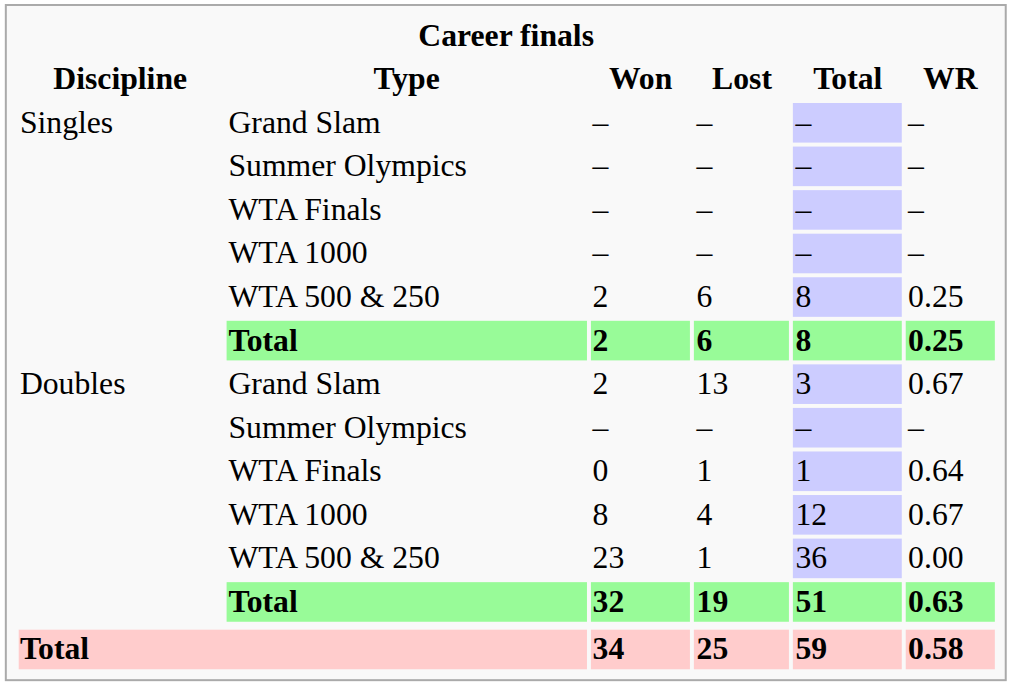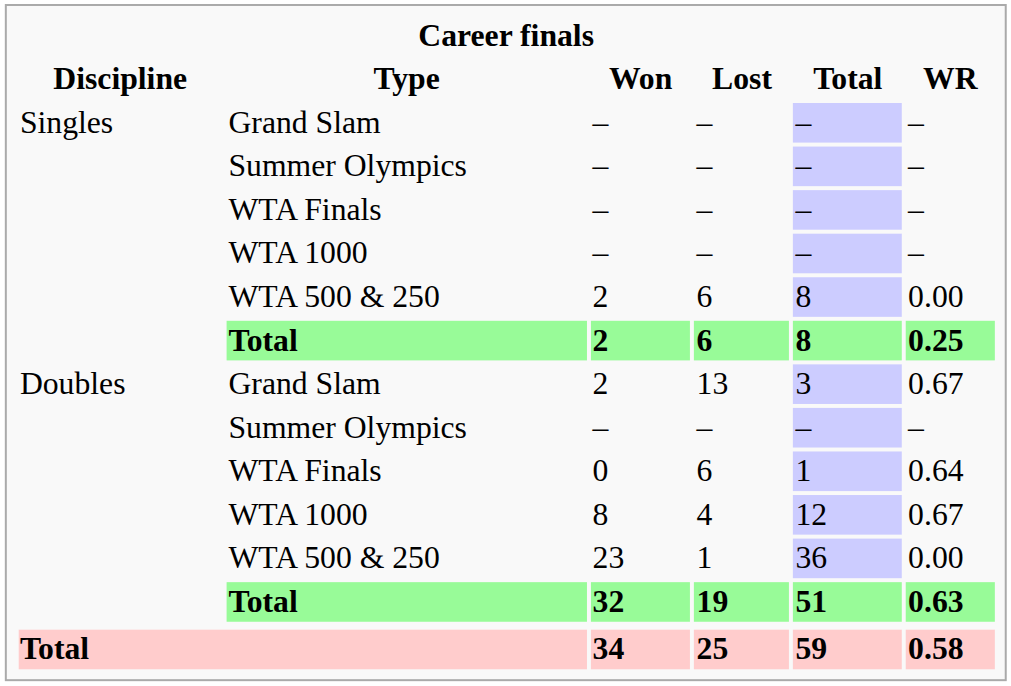(936, 296) 0.25 -> (936, 296) 0.00
(705, 471) 1 -> (705, 471) 6
